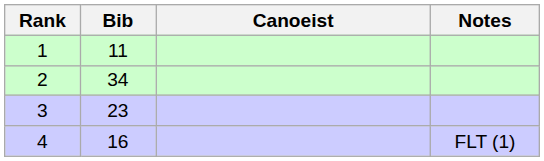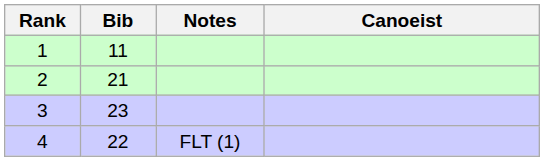columns swapped: (293, 20) <-> (485, 20)
(118, 81) 34 -> (118, 81) 21
(118, 141) 16 -> (118, 141) 22
